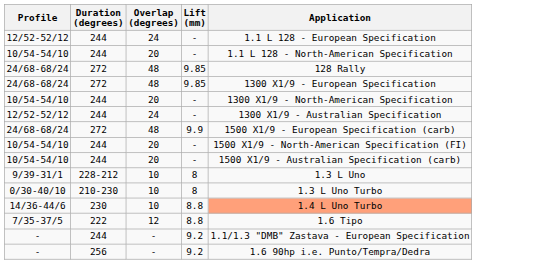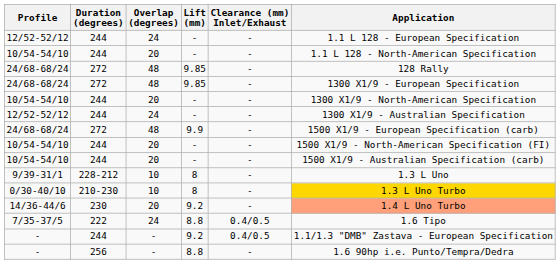+ column: (250, 17)
(340, 191) no background -> (423, 191) gold background
(154, 206) 10 -> (154, 206) 20
(195, 206) 8.8 -> (195, 206) 9.2
(154, 221) 12 -> (154, 221) 24
(195, 252) 9.2 -> (195, 252) 8.8
